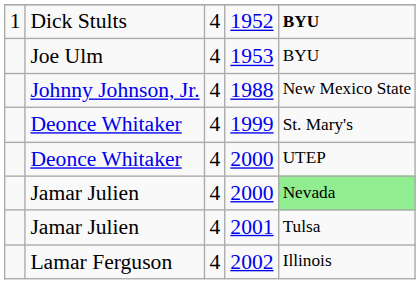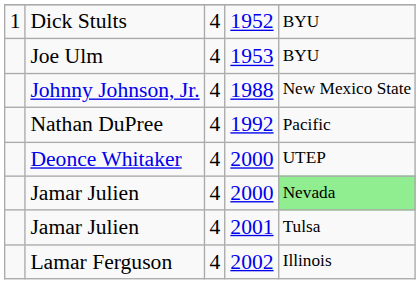(301, 21) bold -> (301, 21) normal
+ row: (97, 124)
- row: (106, 124)
